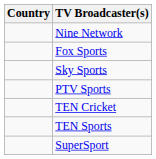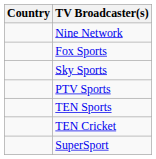rows swapped: (83, 126) <-> (86, 107)
